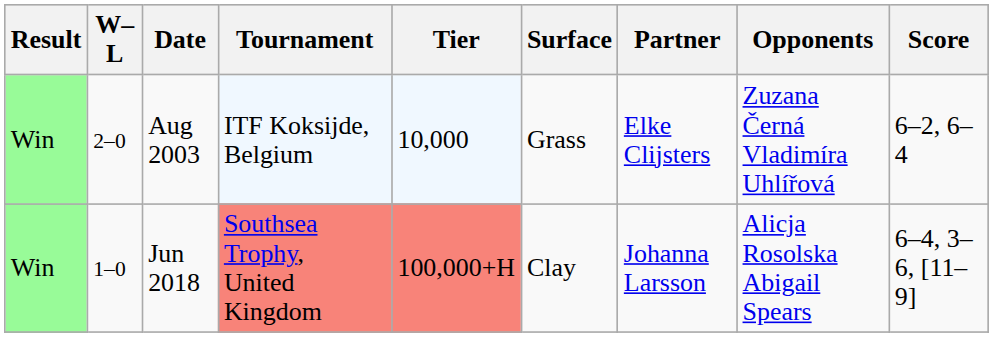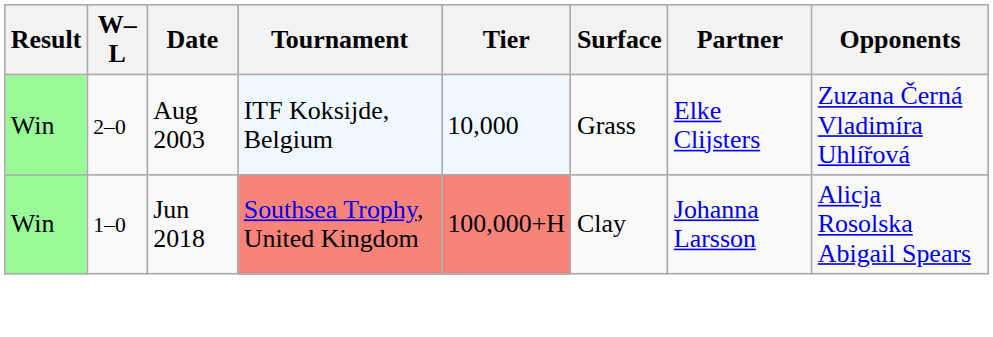- column: (938, 39)
